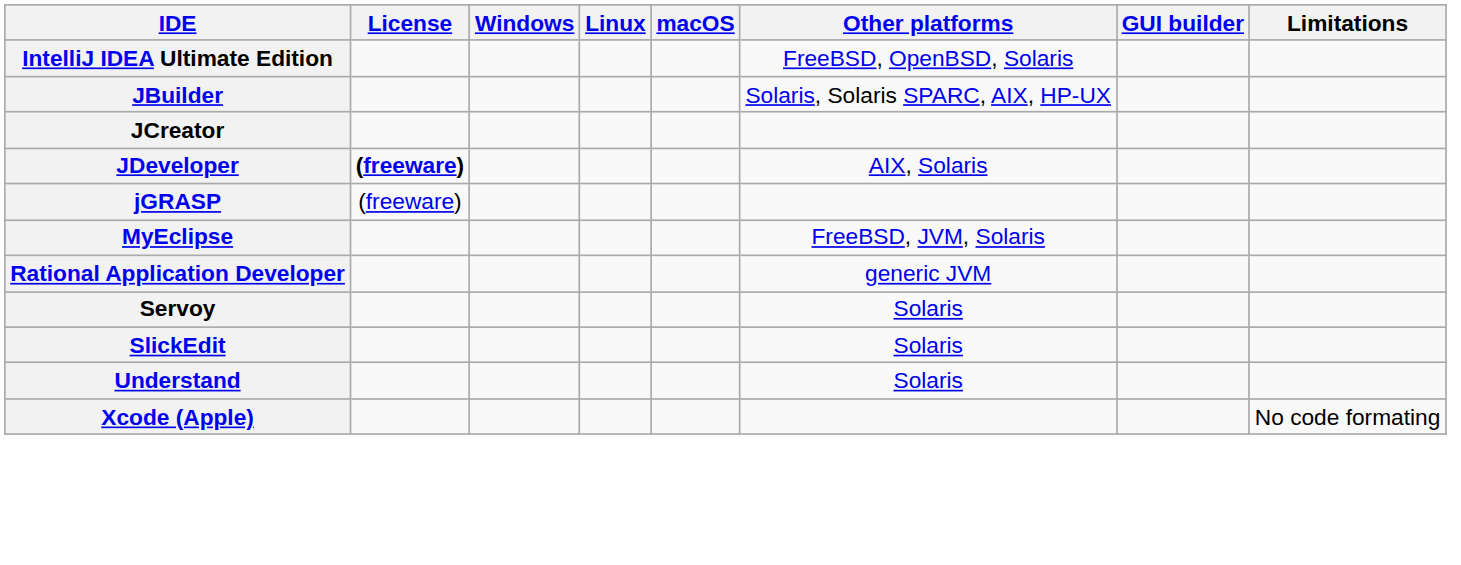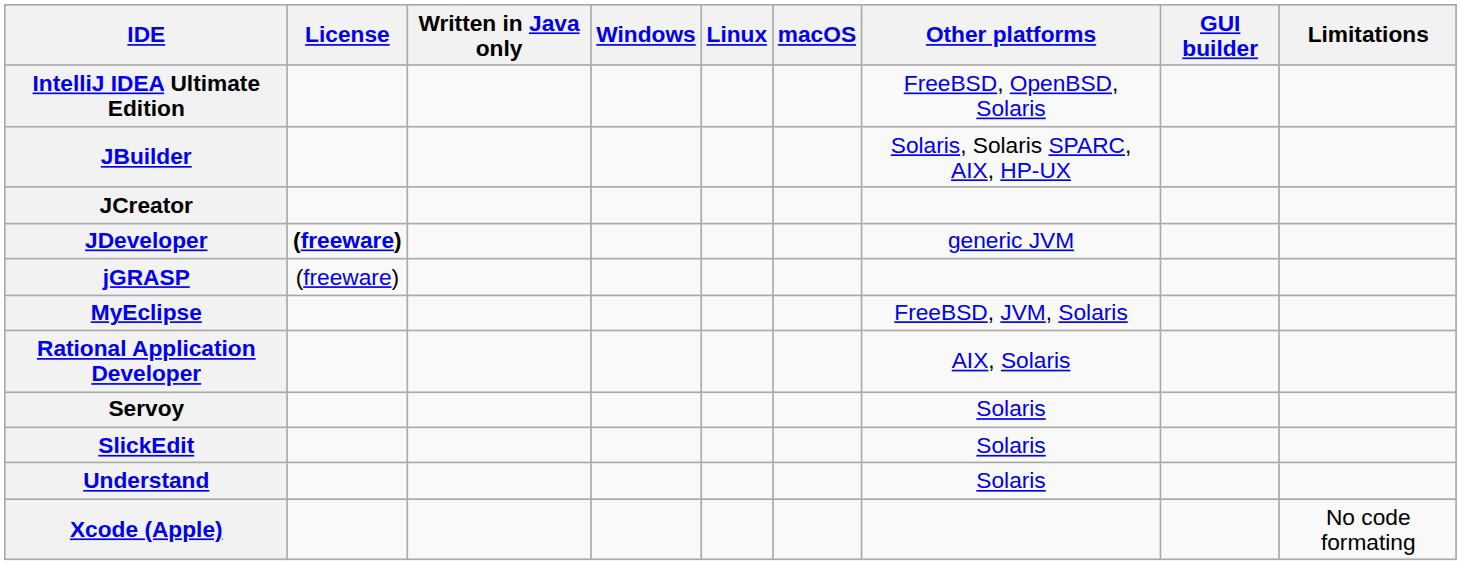+ column: (499, 35)
(928, 166) AIX, Solaris -> (1011, 241) generic JVM
(928, 273) generic JVM -> (1011, 361) AIX, Solaris
